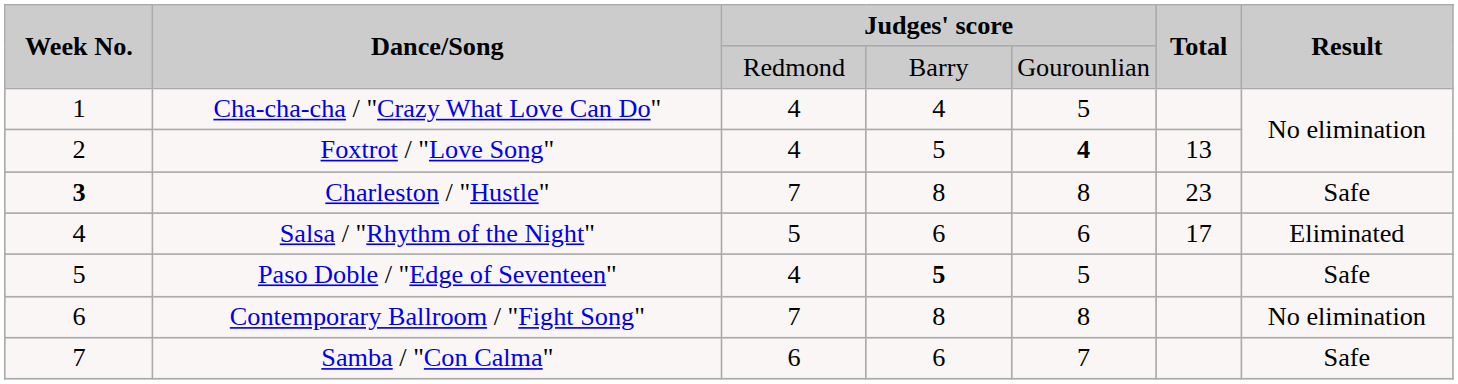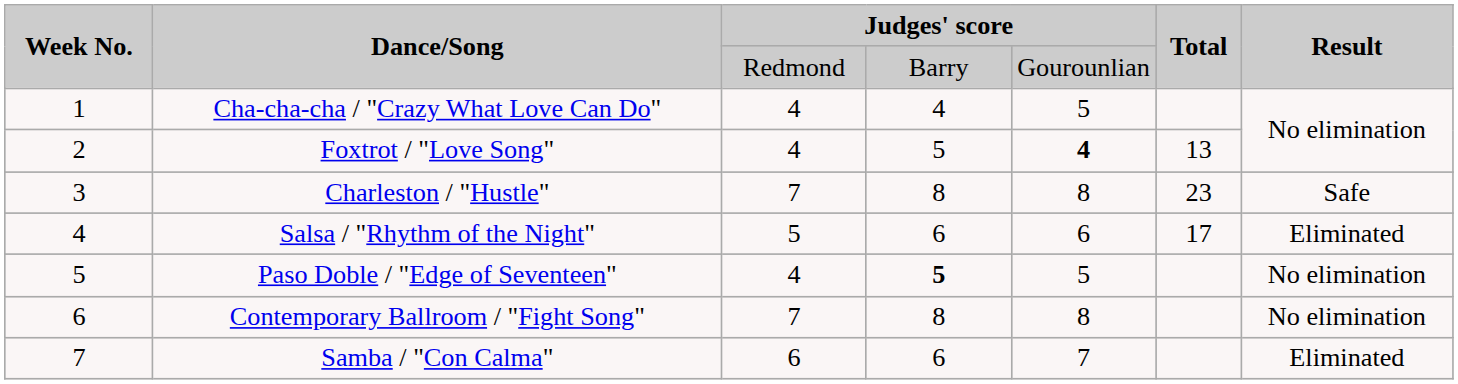(79, 191) bold -> (79, 191) normal
(1347, 274) Safe -> (1347, 274) No elimination
(1347, 358) Safe -> (1347, 358) Eliminated
